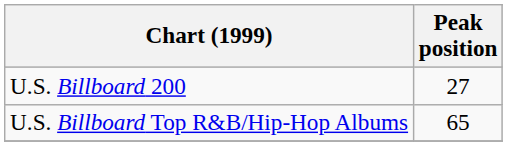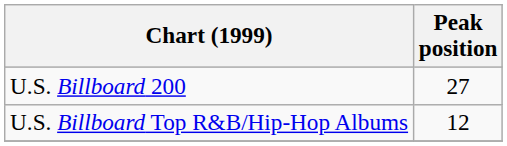(458, 122) 65 -> (458, 122) 12
